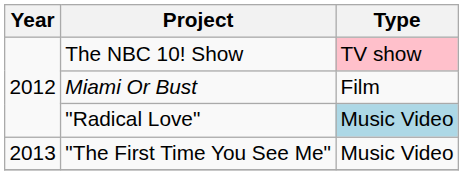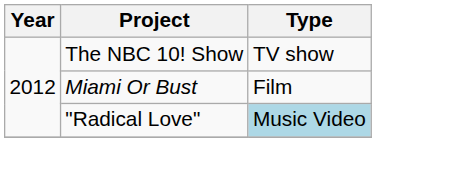(381, 53) pink background -> (293, 53) no background
- row: (198, 152)
